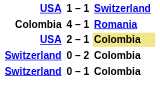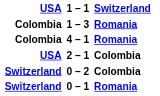+ row: (78, 24)
(117, 40) khaki background -> (117, 55) no background
(117, 71) Colombia -> (116, 87) Romania
